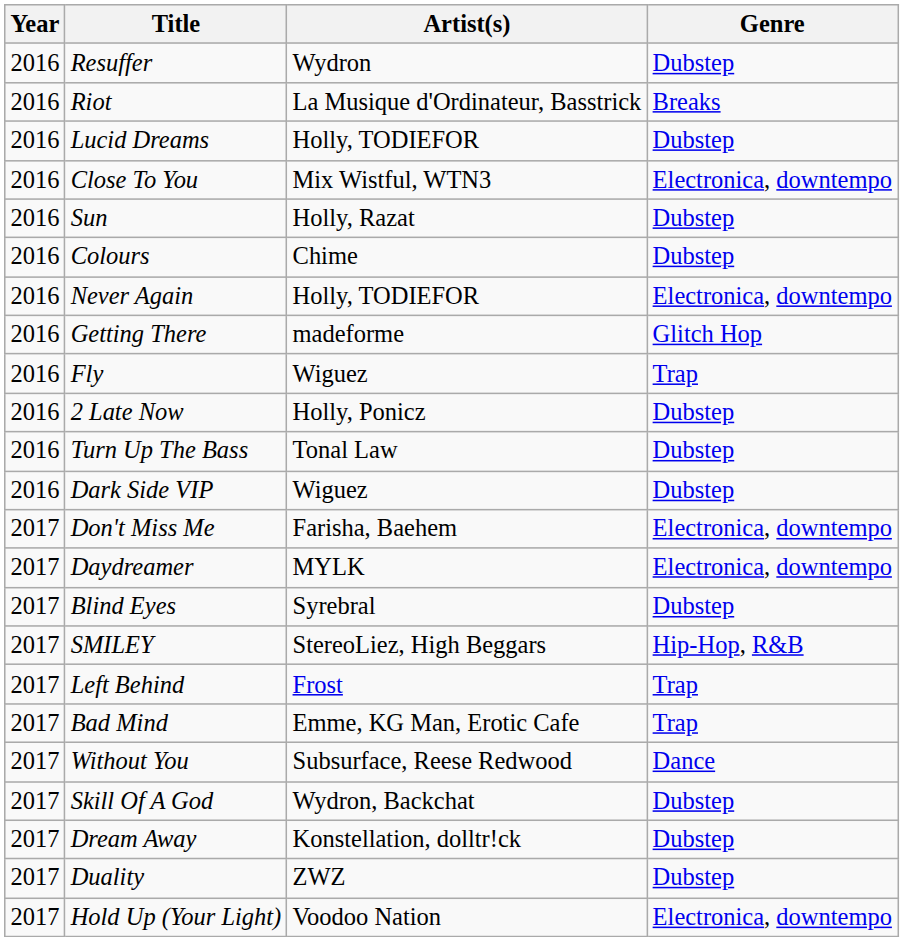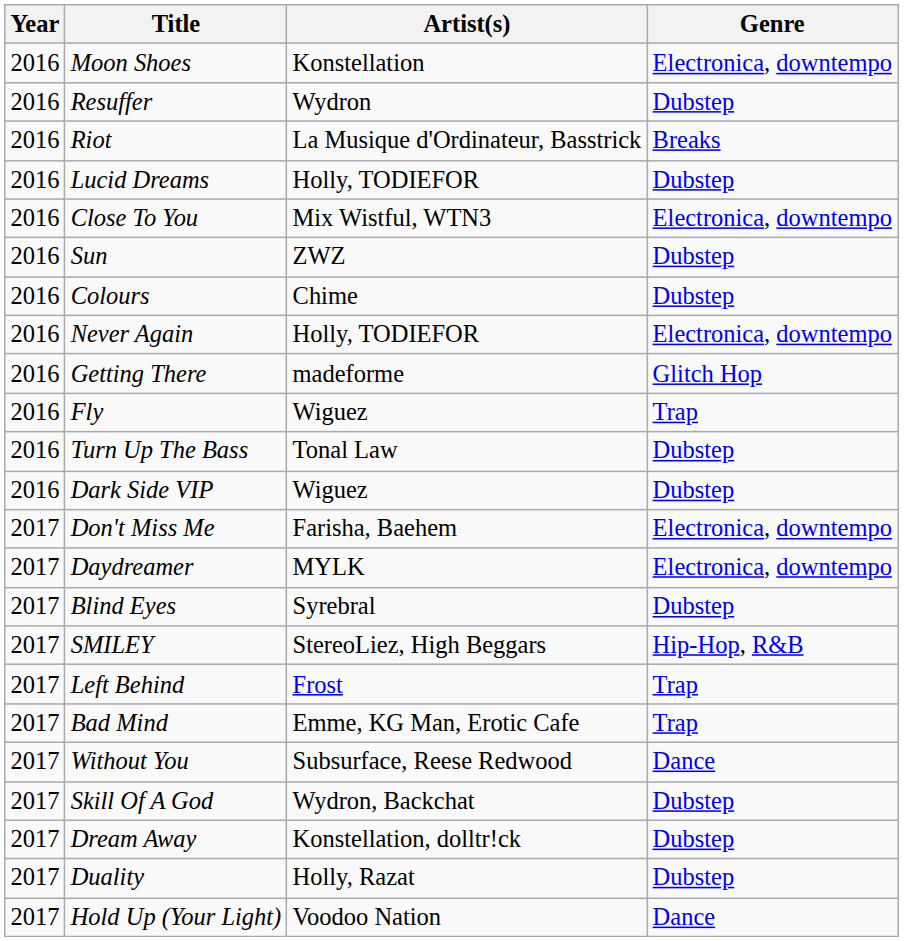+ row: (131, 62)
(354, 218) Holly, Razat -> (319, 256) ZWZ
- row: (127, 412)
(319, 878) ZWZ -> (354, 878) Holly, Razat
(772, 916) Electronica, downtempo -> (684, 916) Dance
